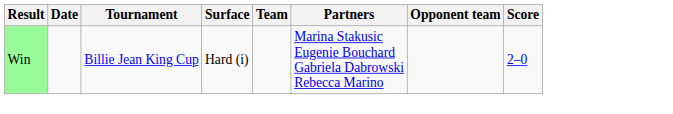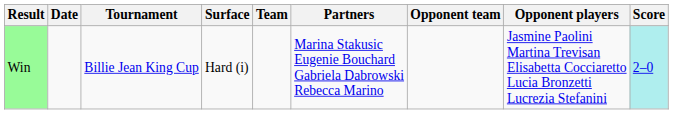+ column: (567, 15)
(517, 59) no background -> (643, 67) paleturquoise background
